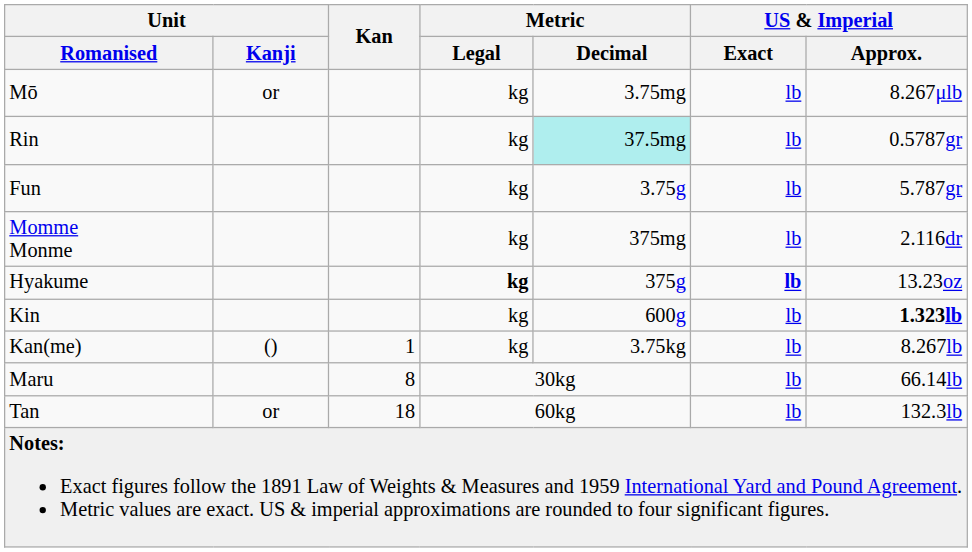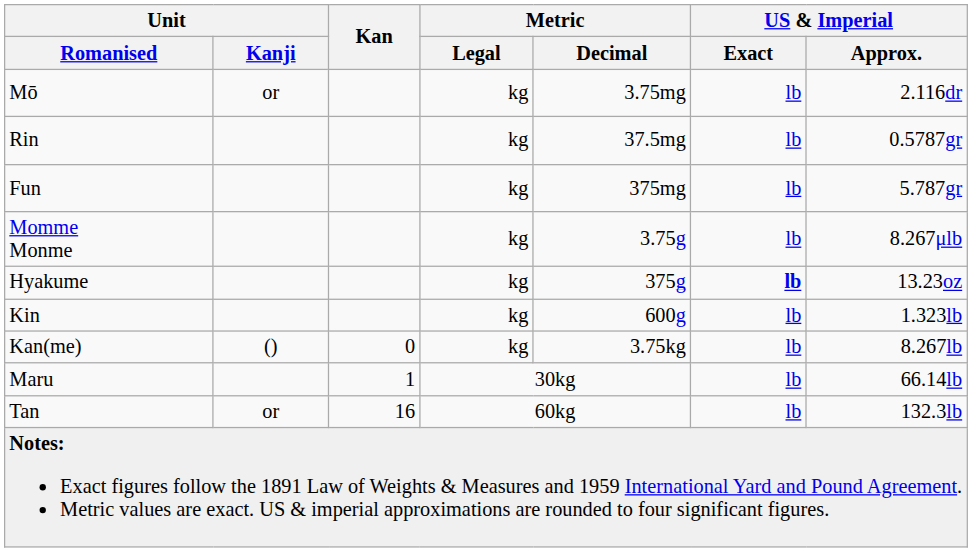(926, 92) 8.267μlb -> (931, 92) 2.116dr
(655, 140) paleturquoise background -> (655, 140) no background
(663, 187) 3.75g -> (658, 187) 375mg
(658, 238) 375mg -> (663, 238) 3.75g
(931, 238) 2.116dr -> (926, 238) 8.267μlb
(518, 282) bold -> (518, 282) normal
(931, 314) bold -> (931, 314) normal
(410, 347) 1 -> (410, 347) 0
(410, 379) 8 -> (410, 379) 1
(405, 411) 18 -> (405, 411) 16
